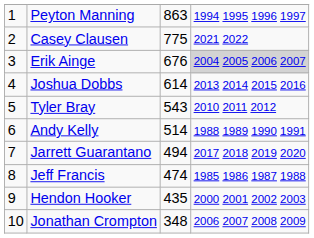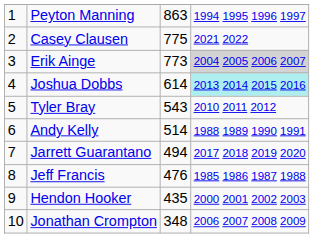(176, 61) 676 -> (176, 61) 773
(250, 84) no background -> (250, 84) paleturquoise background
(176, 175) 474 -> (176, 175) 476
